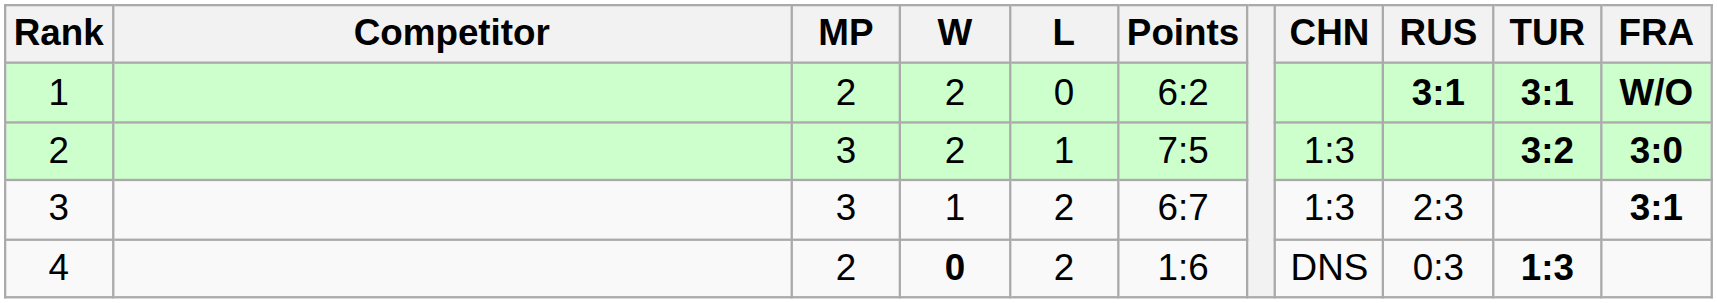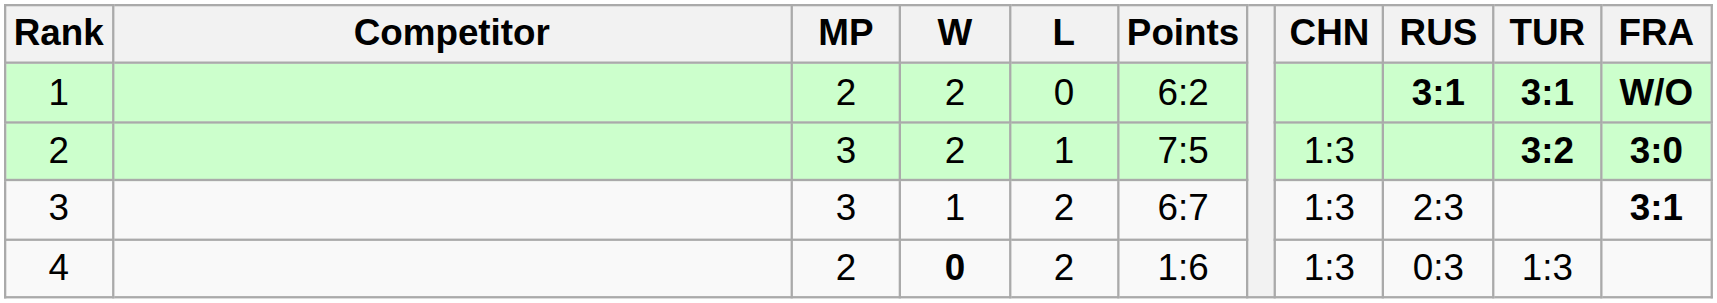(1329, 267) DNS -> (1329, 267) 1:3
(1547, 267) bold -> (1547, 267) normal
